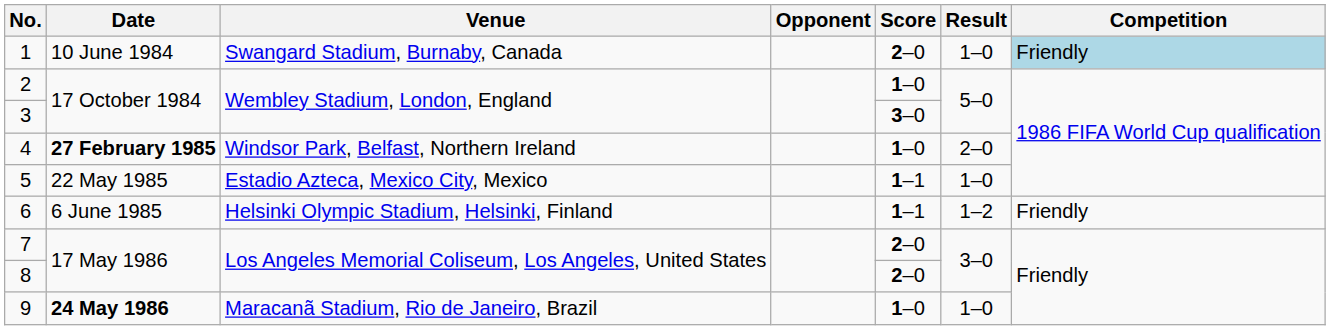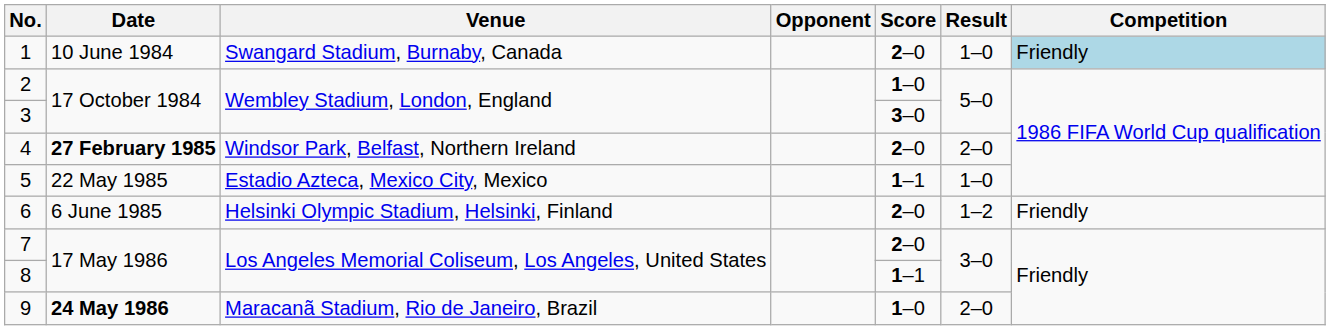(908, 148) 1–0 -> (908, 148) 2–0
(908, 212) 1–1 -> (908, 212) 2–0
(908, 276) 2–0 -> (908, 276) 1–1
(976, 308) 1–0 -> (976, 308) 2–0
